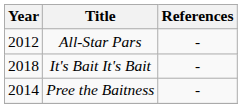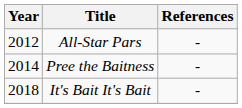rows swapped: (100, 90) <-> (100, 66)
